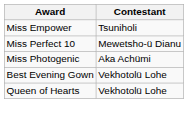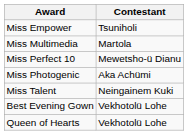+ row: (42, 43)
+ row: (31, 91)
